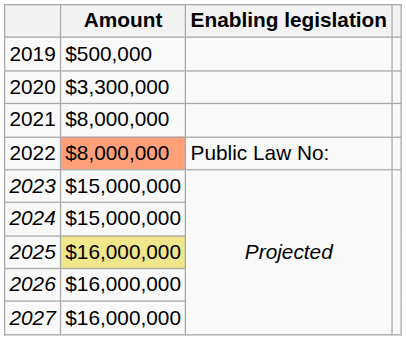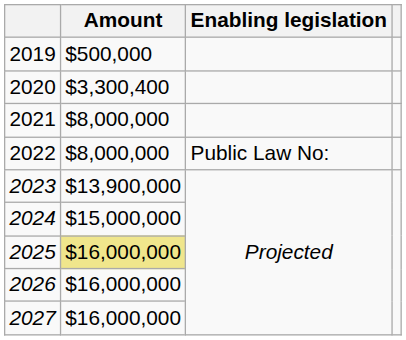(117, 86) $3,300,000 -> (117, 86) $3,300,400
(117, 152) lightsalmon background -> (117, 152) no background
(123, 185) $15,000,000 -> (123, 185) $13,900,000
